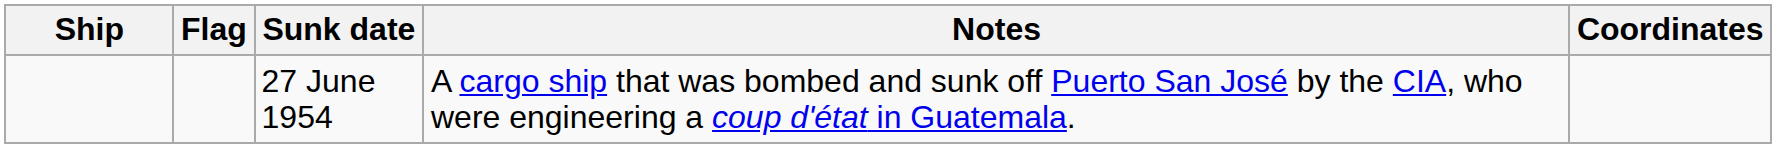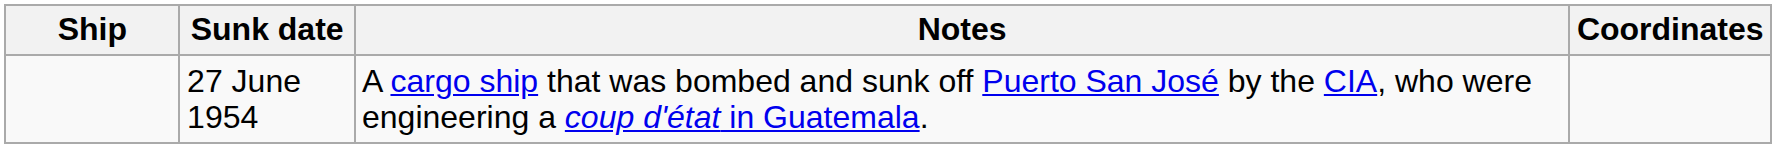- column: (214, 29)
